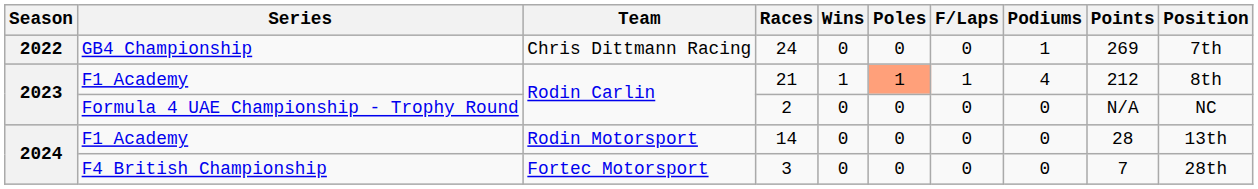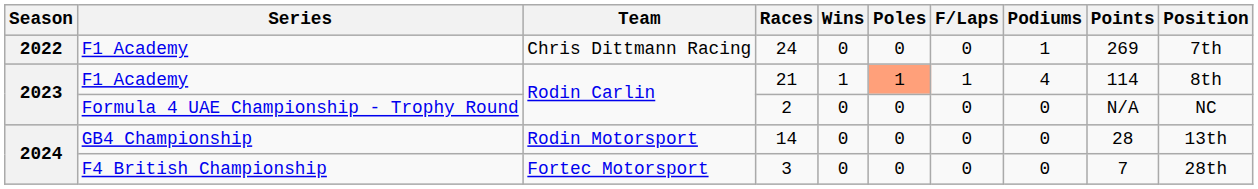(167, 49) GB4 Championship -> (135, 49) F1 Academy
(1123, 79) 212 -> (1123, 79) 114
(135, 139) F1 Academy -> (167, 139) GB4 Championship
